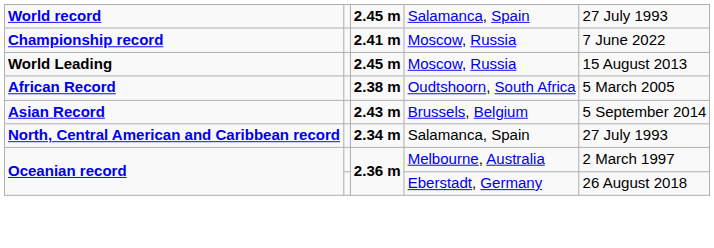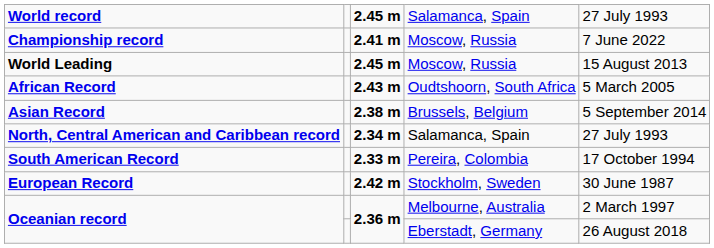(377, 87) 2.38 m -> (377, 87) 2.43 m
(377, 111) 2.43 m -> (377, 111) 2.38 m
+ row: (93, 159)
+ row: (71, 183)
